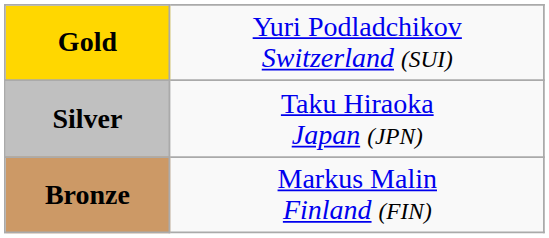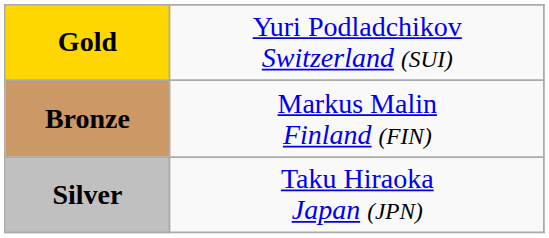rows swapped: (87, 118) <-> (87, 194)
